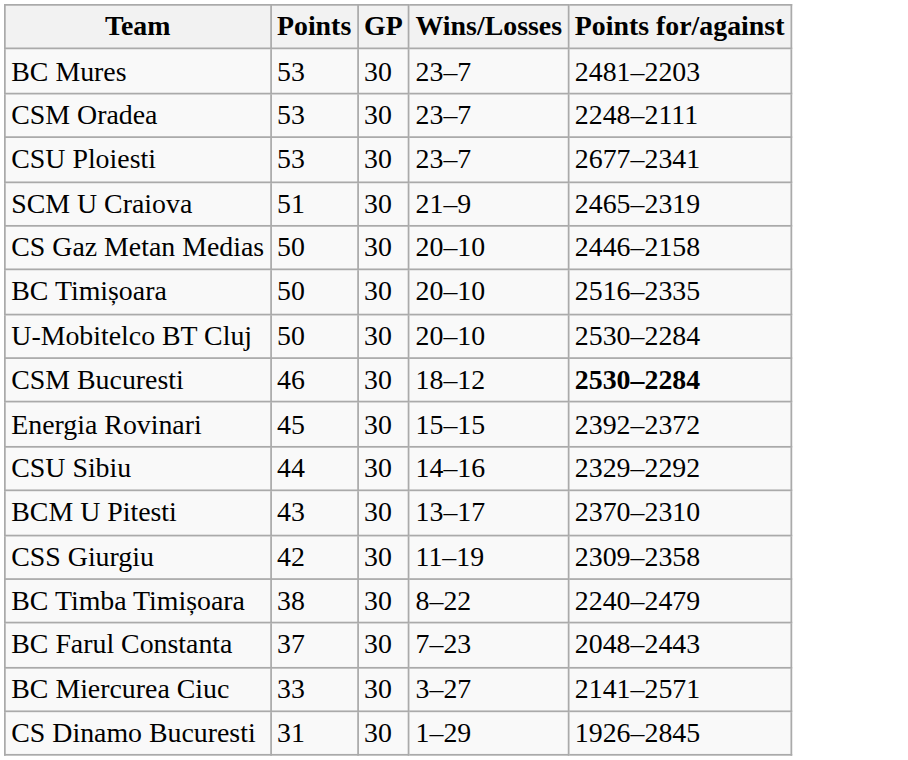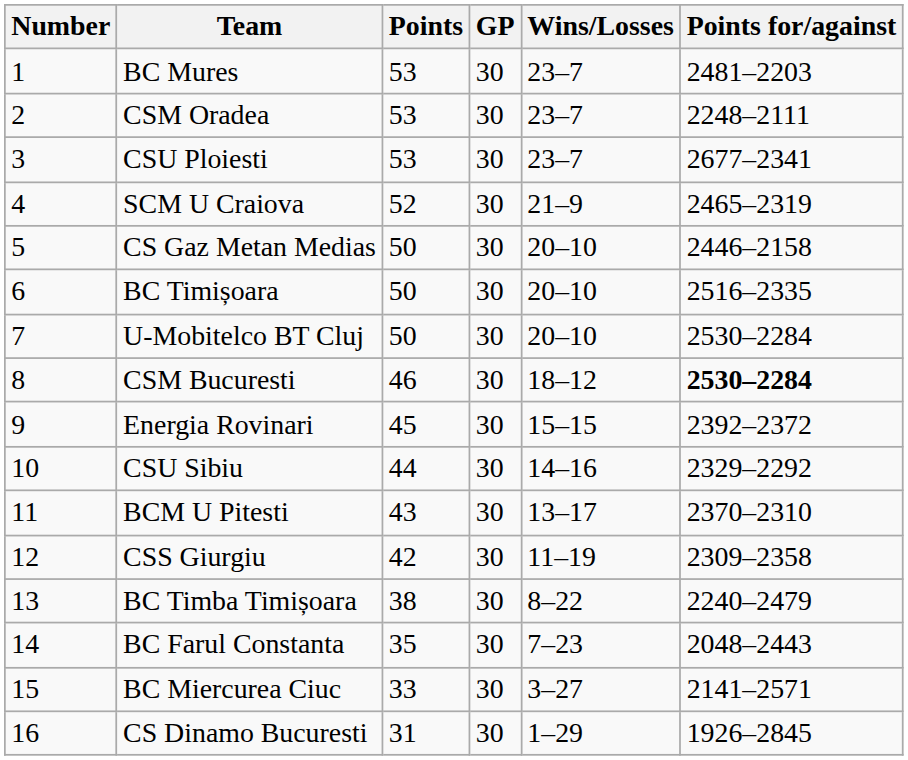+ column: (61, 26)
(291, 203) 51 -> (403, 203) 52
(291, 644) 37 -> (403, 644) 35
